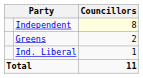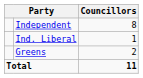(134, 25) lightyellow background -> (134, 25) no background
rows swapped: (46, 53) <-> (31, 39)
